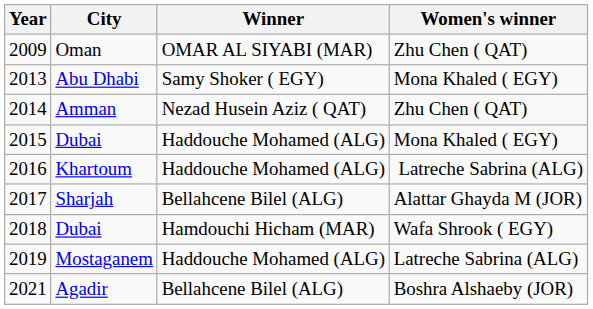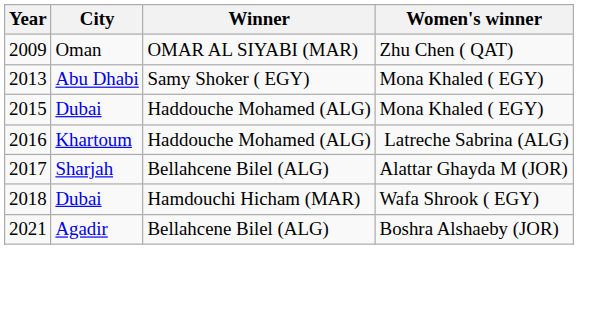- row: (28, 109)
- row: (28, 259)
